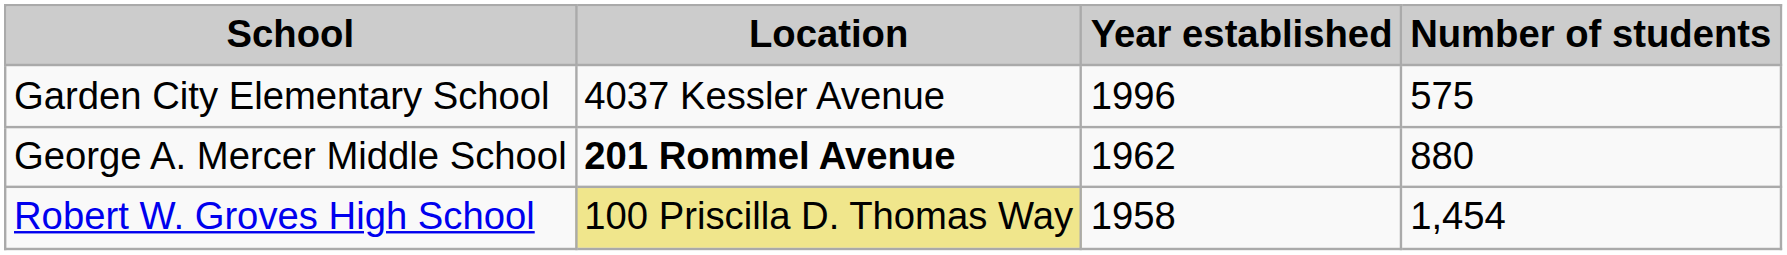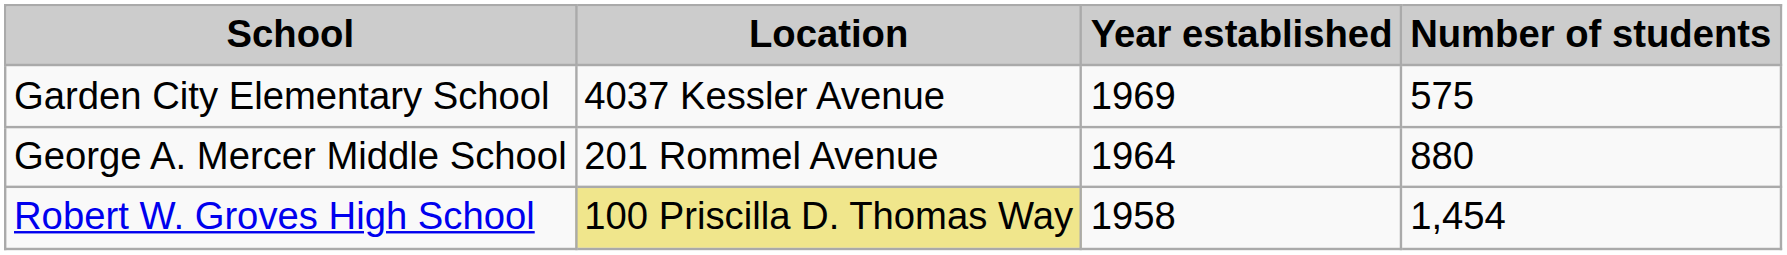(1133, 95) 1996 -> (1133, 95) 1969
(770, 156) bold -> (761, 156) normal
(1133, 156) 1962 -> (1133, 156) 1964
